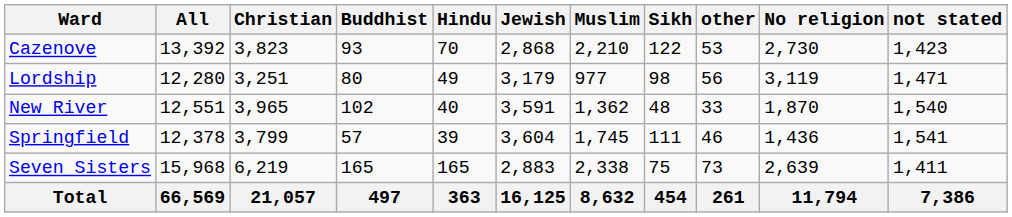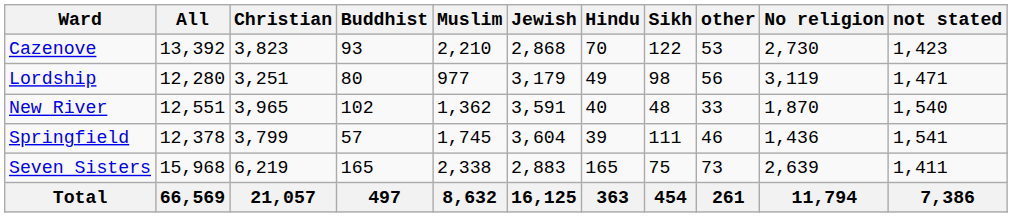columns swapped: (464, 20) <-> (607, 20)
